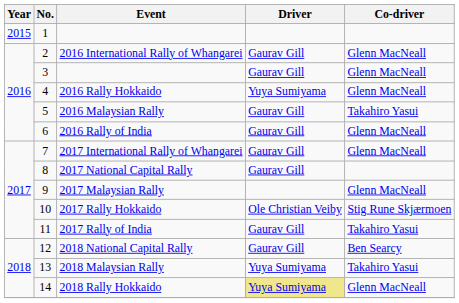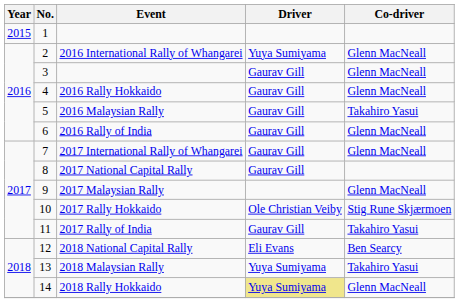(276, 52) Gaurav Gill -> (287, 52) Yuya Sumiyama
(287, 91) Yuya Sumiyama -> (276, 91) Gaurav Gill
(276, 248) Gaurav Gill -> (271, 248) Eli Evans
